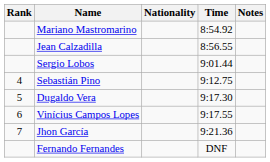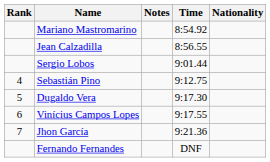columns swapped: (170, 13) <-> (250, 13)
